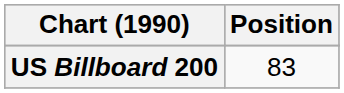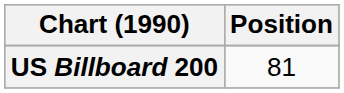(282, 66) 83 -> (282, 66) 81
